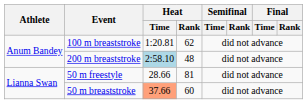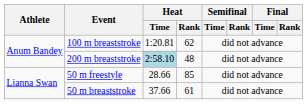(189, 75) 81 -> (189, 75) 85
(160, 91) lightsalmon background -> (160, 91) no background
(189, 91) 60 -> (189, 91) 61
